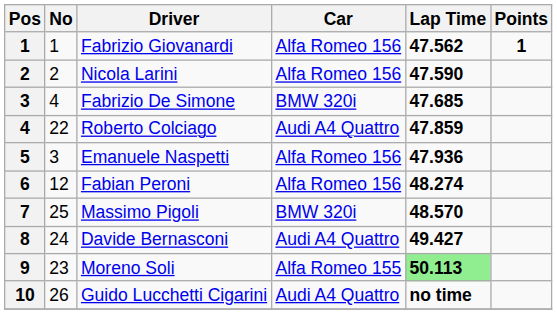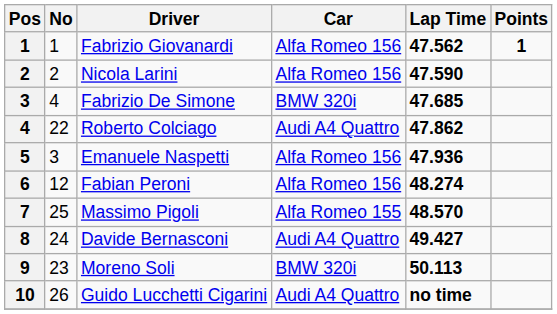(436, 129) 47.859 -> (436, 129) 47.862
(316, 212) BMW 320i -> (338, 212) Alfa Romeo 155
(338, 267) Alfa Romeo 155 -> (316, 267) BMW 320i
(436, 267) lightgreen background -> (436, 267) no background
